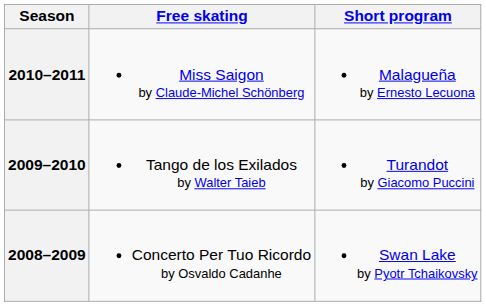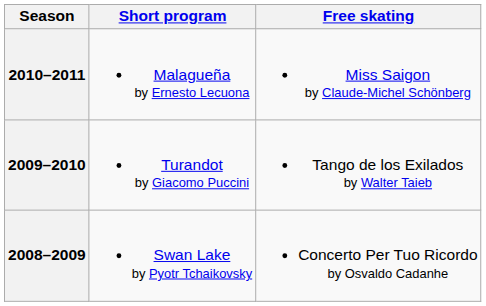columns swapped: (398, 16) <-> (202, 16)
